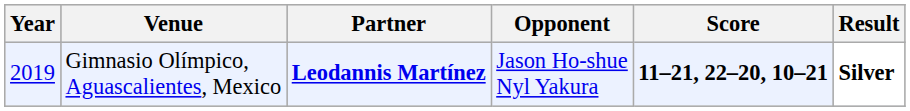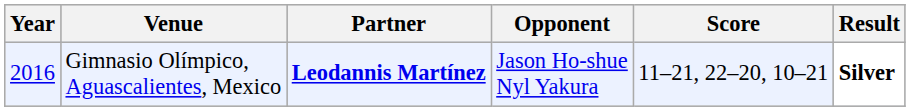(32, 73) 2019 -> (32, 73) 2016
(733, 73) bold -> (733, 73) normal
